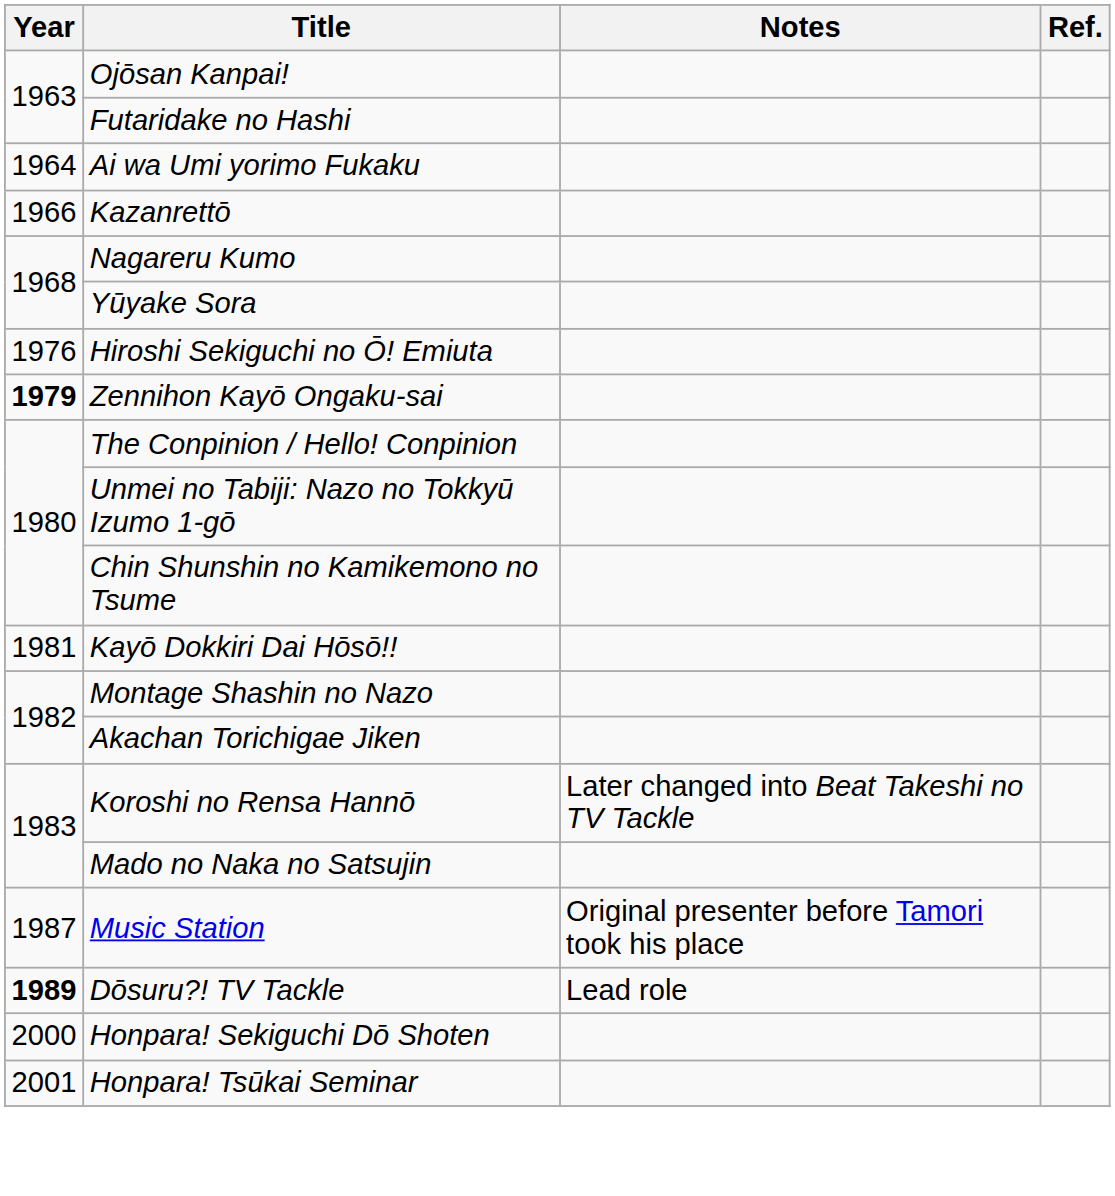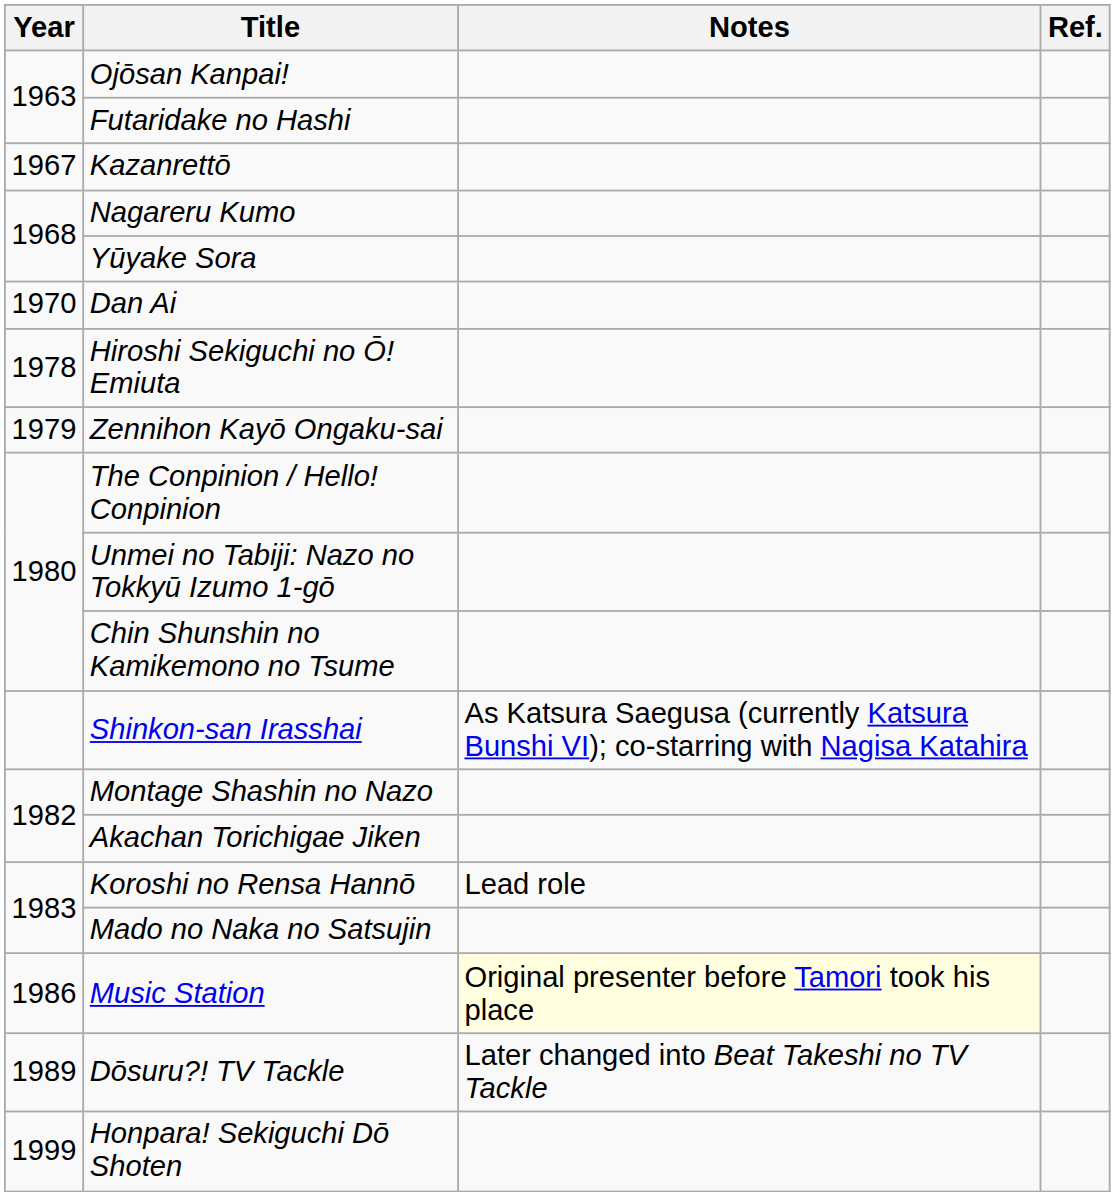- row: (255, 166)
(44, 212) 1966 -> (44, 166) 1967
+ row: (133, 304)
(44, 350) 1976 -> (44, 367) 1978
(44, 397) bold -> (44, 429) normal
- row: (244, 647)
+ row: (226, 729)
(795, 802) Later changed into Beat Takeshi no TV Tackle -> (525, 884) Lead role
(44, 927) 1987 -> (44, 992) 1986
(775, 927) no background -> (727, 992) lightyellow background
(44, 989) bold -> (44, 1071) normal
(627, 989) Lead role -> (716, 1071) Later changed into Beat Takeshi no TV Tackle
(44, 1036) 2000 -> (44, 1150) 1999
- row: (254, 1082)
